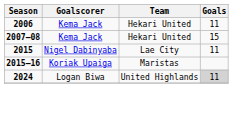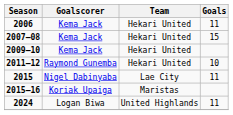+ row: (23, 50)
+ row: (23, 63)
(214, 77) lightgrey background -> (214, 103) no background
